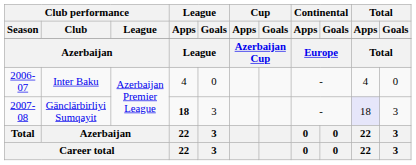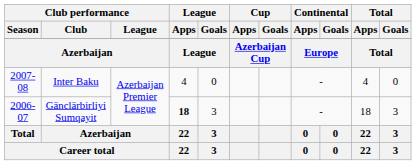(23, 82) 2006-07 -> (23, 82) 2007-08
(23, 111) 2007-08 -> (23, 111) 2006-07
(365, 111) lavender background -> (365, 111) no background
